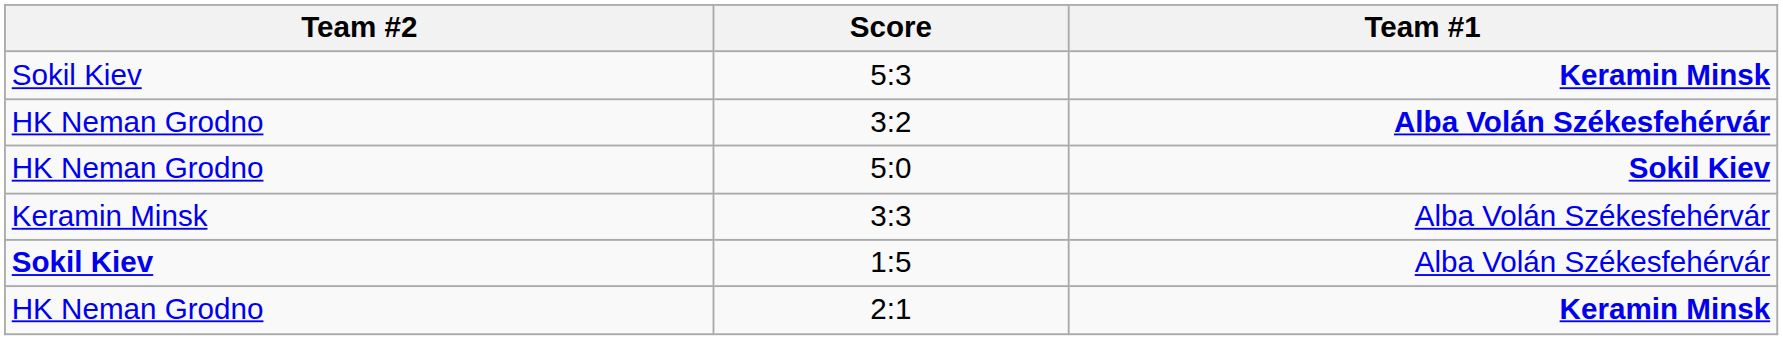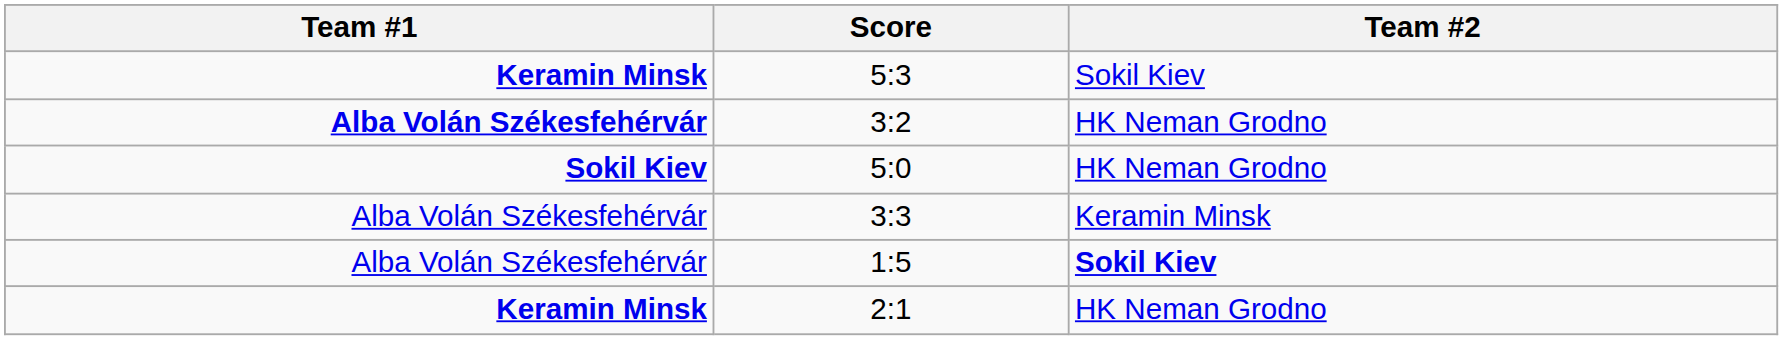columns swapped: (1423, 27) <-> (359, 27)
